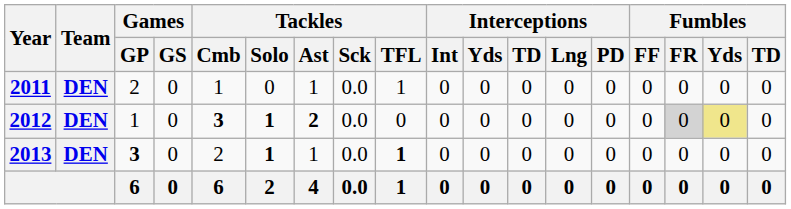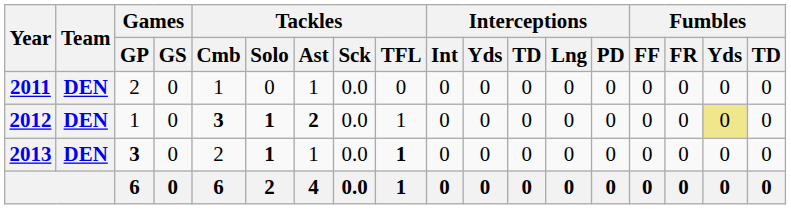(401, 87) 1 -> (401, 87) 0
(401, 120) 0 -> (401, 120) 1
(684, 120) lightgrey background -> (684, 120) no background
